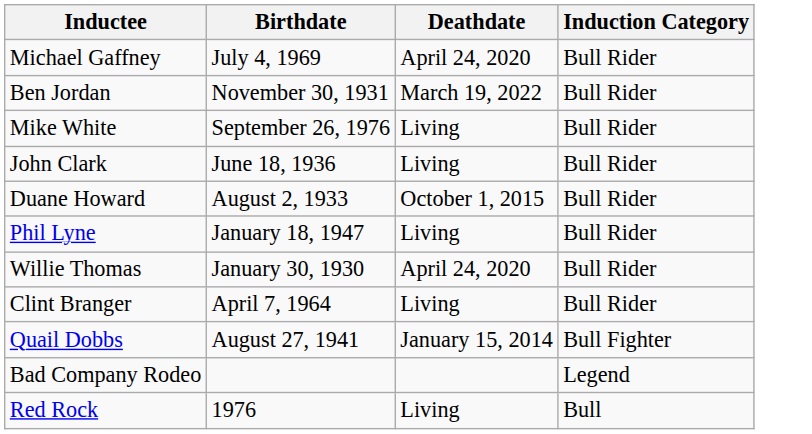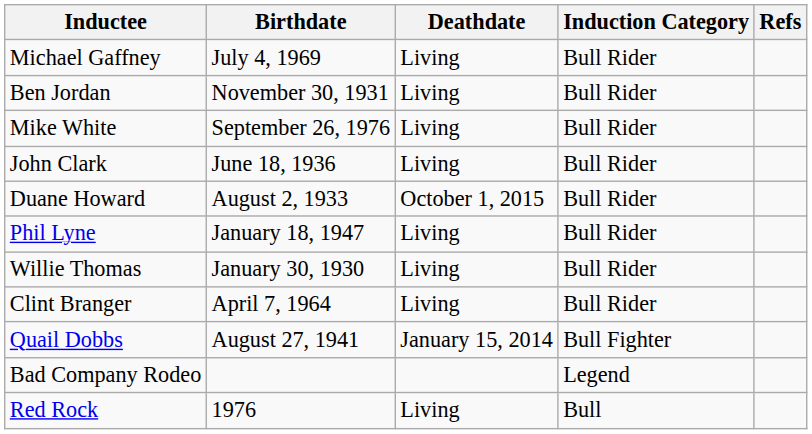+ column: (780, 22)
(466, 57) April 24, 2020 -> (430, 57) Living
(471, 92) March 19, 2022 -> (430, 92) Living
(466, 269) April 24, 2020 -> (430, 269) Living
